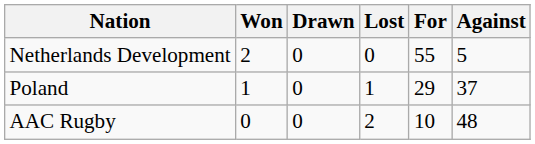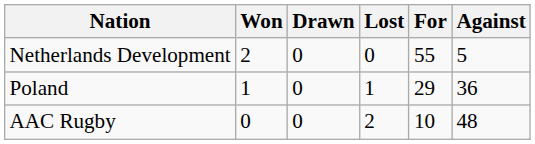(467, 88) 37 -> (467, 88) 36
